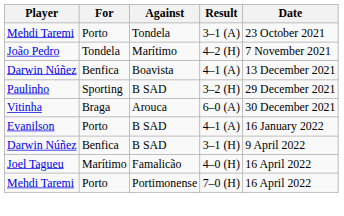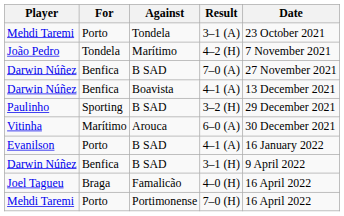+ row: (42, 70)
(96, 107) Braga -> (104, 126) Marítimo
(104, 164) Marítimo -> (96, 182) Braga
